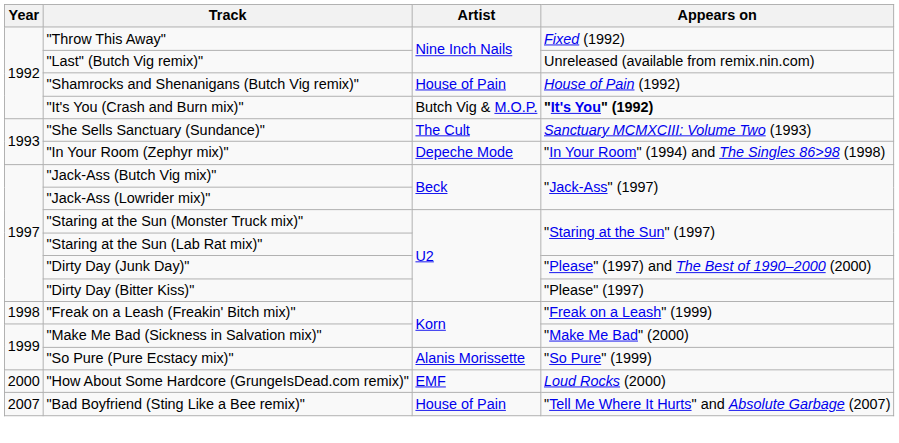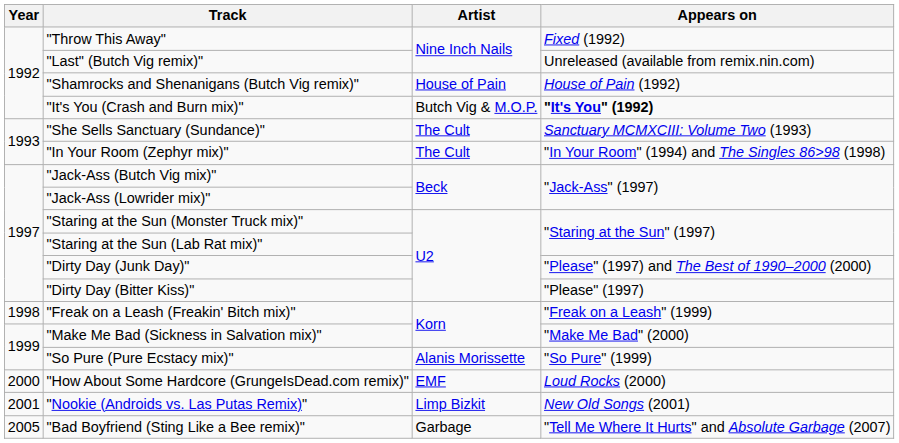(464, 152) Depeche Mode -> (443, 152) The Cult
+ row: (177, 404)
(24, 404) 2007 -> (24, 426) 2005
(461, 404) House of Pain -> (443, 426) Garbage
